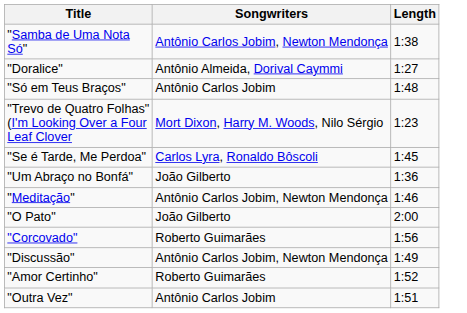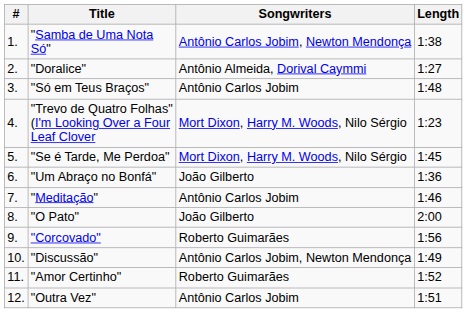+ column: (16, 14)
(237, 157) Carlos Lyra, Ronaldo Bôscoli -> (293, 157) Mort Dixon, Harry M. Woods, Nilo Sérgio
(272, 197) Antônio Carlos Jobim, Newton Mendonça -> (239, 197) Antônio Carlos Jobim
